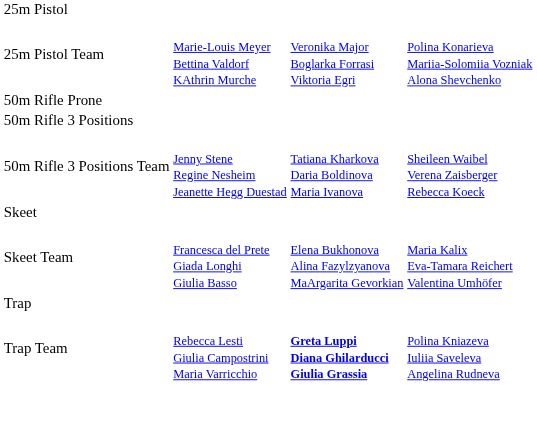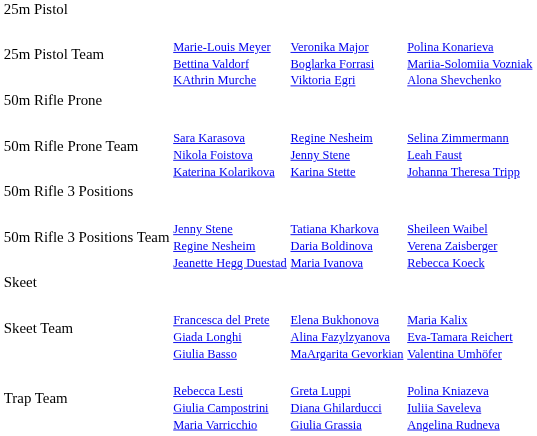+ row: (71, 145)
- row: (18, 303)
(340, 357) bold -> (336, 408) normal
